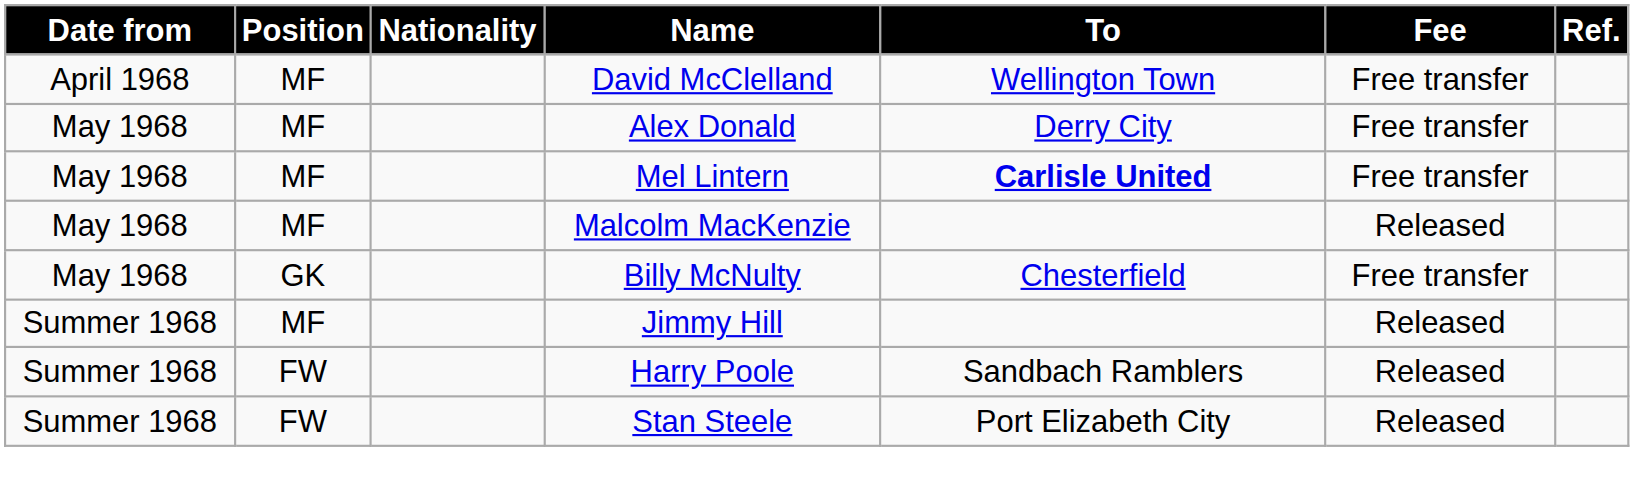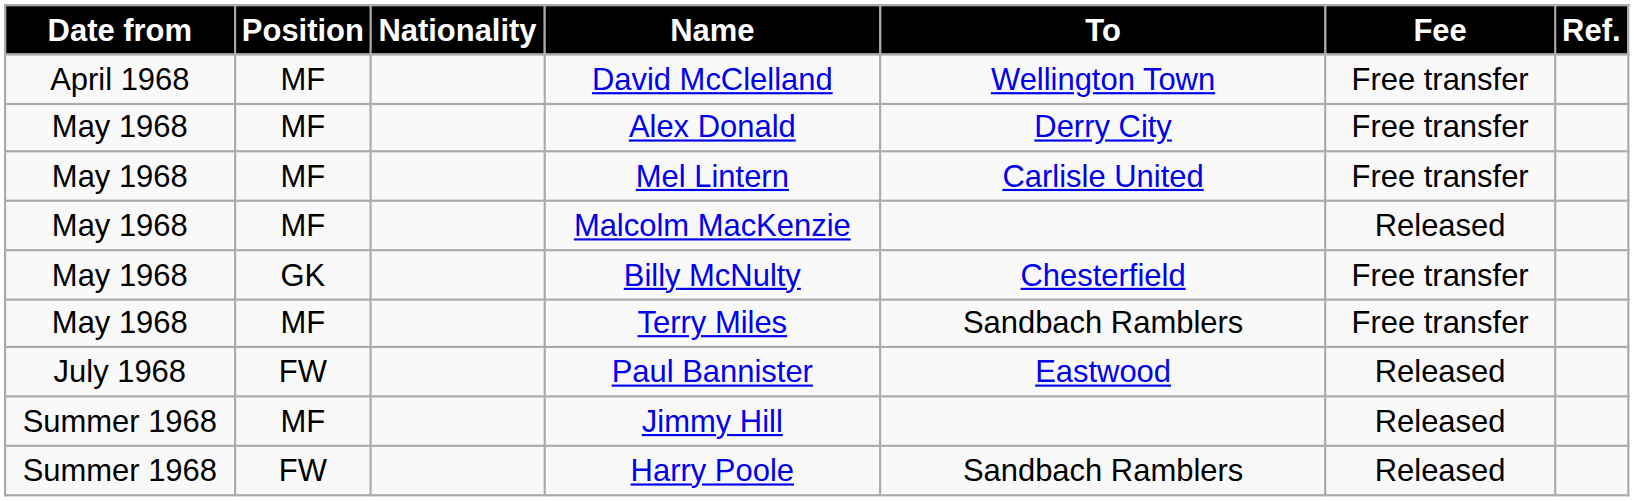(1103, 177) bold -> (1103, 177) normal
+ row: (712, 323)
+ row: (712, 372)
- row: (712, 421)
